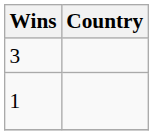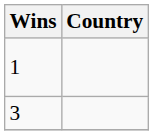rows swapped: (15, 55) <-> (15, 100)
